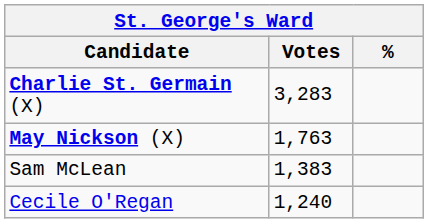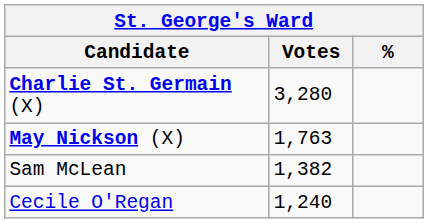(303, 95) 3,283 -> (303, 95) 3,280
(303, 170) 1,383 -> (303, 170) 1,382
